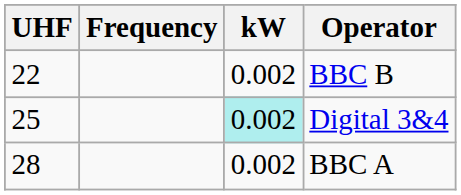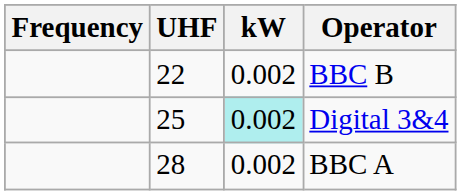columns swapped: (152, 27) <-> (42, 27)
